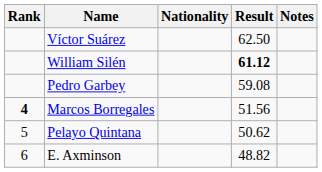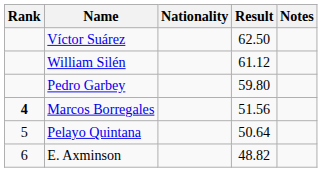(254, 62) bold -> (254, 62) normal
(254, 86) 59.08 -> (254, 86) 59.80
(254, 132) 50.62 -> (254, 132) 50.64
